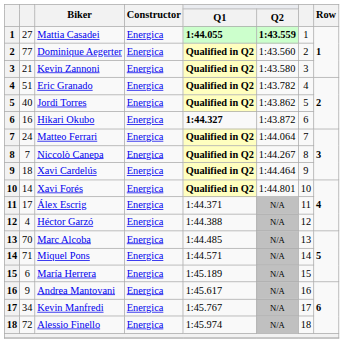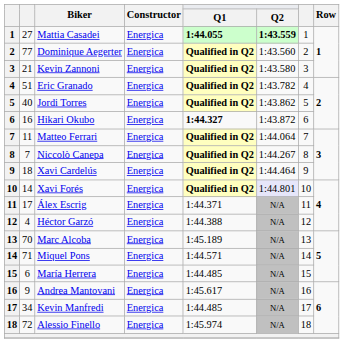(27, 136) 24 -> (27, 136) 11
(277, 188) no background -> (277, 188) lavender background
(204, 239) 1:44.485 -> (204, 239) 1:45.189
(204, 273) 1:45.189 -> (204, 273) 1:44.485
(204, 307) 1:45.767 -> (204, 307) 1:44.485
